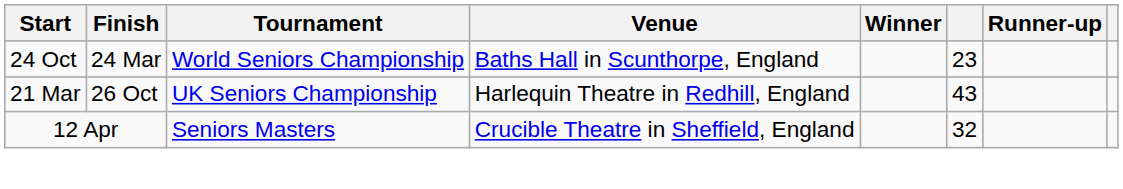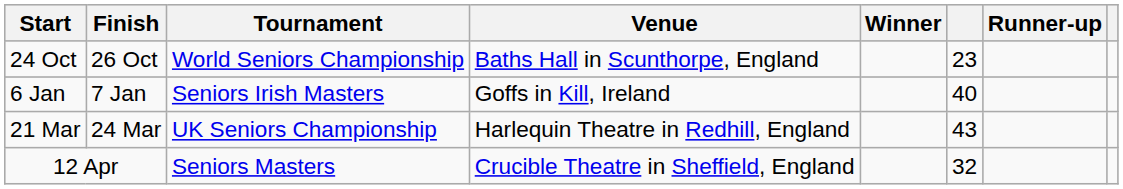(126, 59) 24 Mar -> (124, 59) 26 Oct
+ row: (38, 94)
(124, 94) 26 Oct -> (126, 130) 24 Mar
